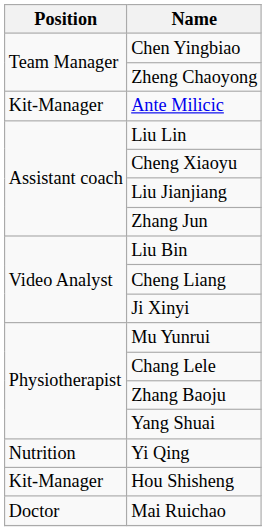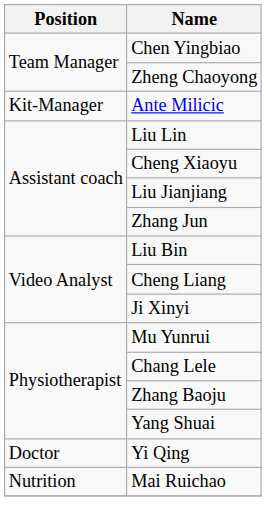(42, 452) Nutrition -> (34, 452) Doctor
- row: (183, 481)
(34, 510) Doctor -> (42, 481) Nutrition
